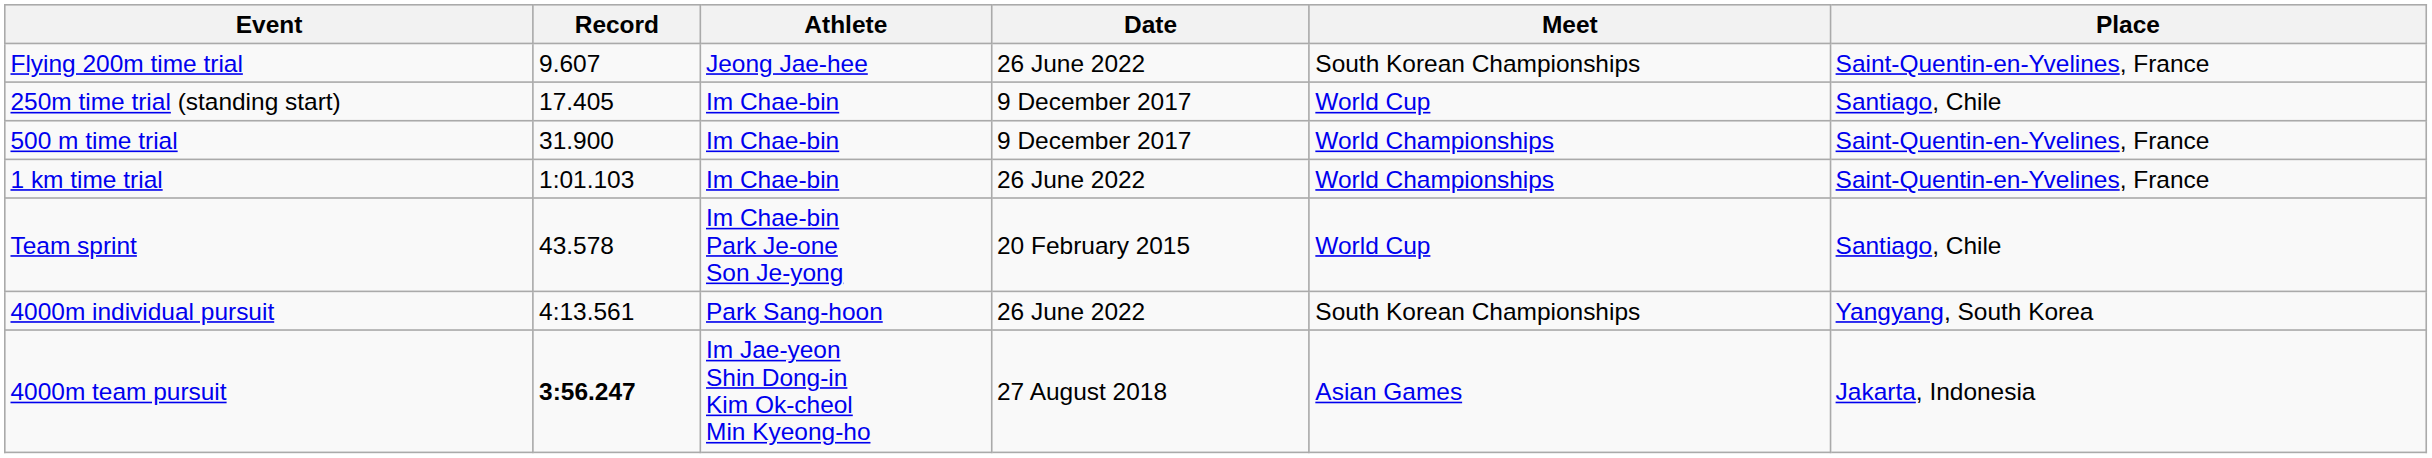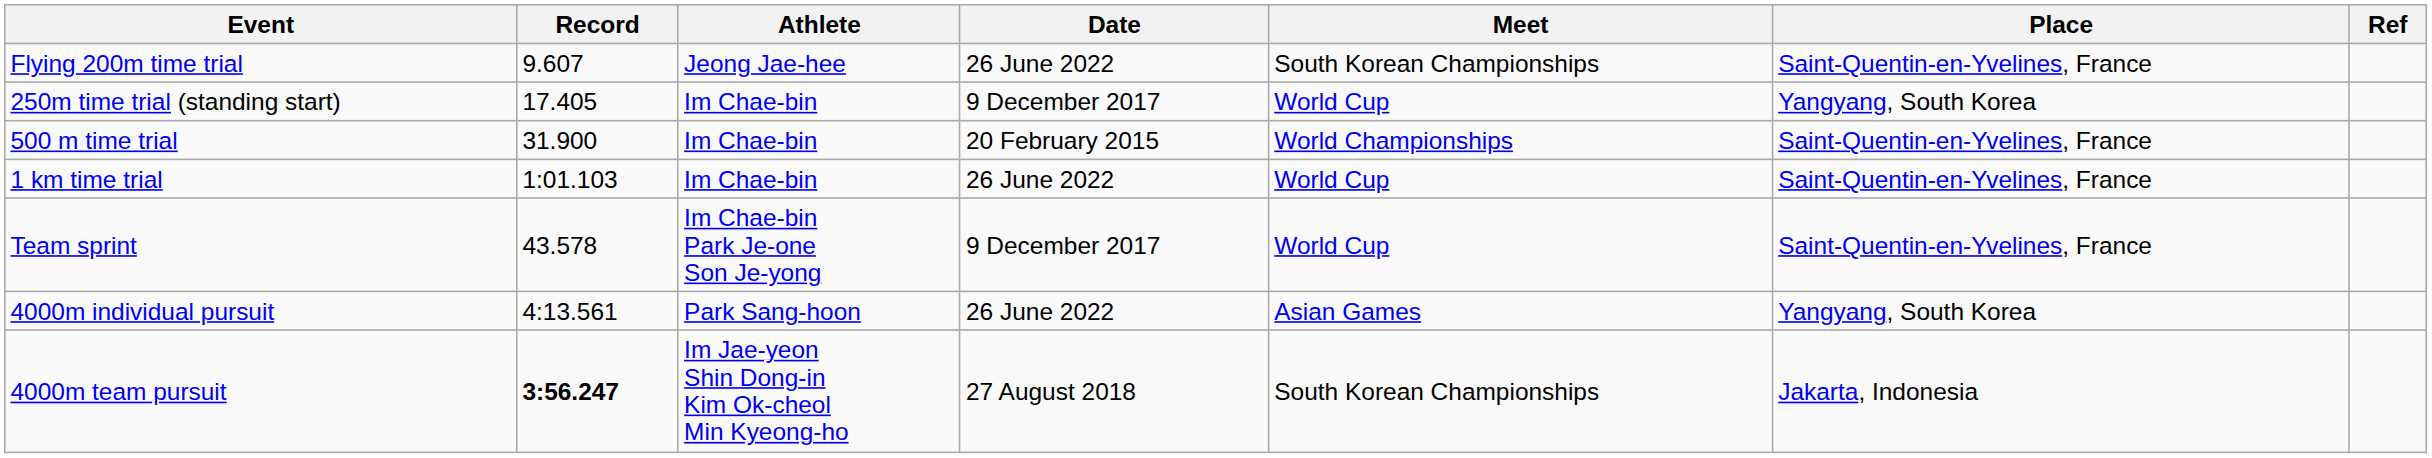+ column: (2388, 24)
(1919, 102) Santiago, Chile -> (1907, 102) Yangyang, South Korea
(1094, 141) 9 December 2017 -> (1062, 141) 20 February 2015
(1435, 179) World Championships -> (1332, 179) World Cup
(1094, 245) 20 February 2015 -> (1063, 245) 9 December 2017
(1919, 245) Santiago, Chile -> (1965, 245) Saint-Quentin-en-Yvelines, France
(1478, 312) South Korean Championships -> (1348, 312) Asian Games
(1389, 391) Asian Games -> (1437, 391) South Korean Championships
